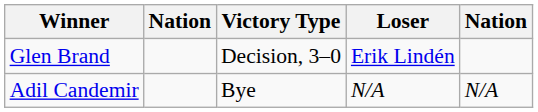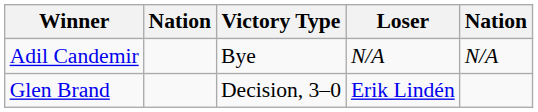rows swapped: (60, 55) <-> (74, 90)
